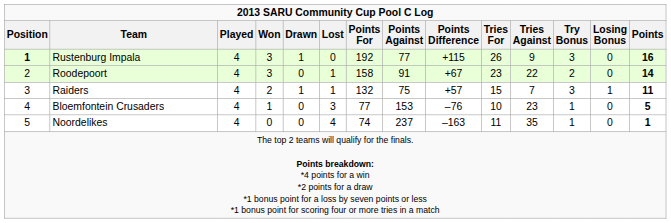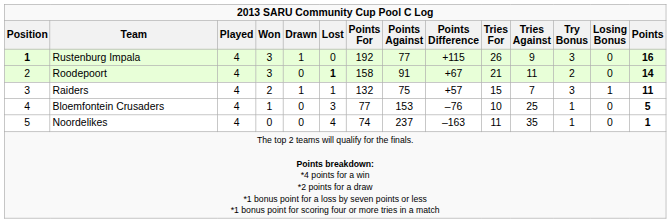(333, 73) normal -> (333, 73) bold
(496, 73) 23 -> (496, 73) 21
(532, 73) 22 -> (532, 73) 11
(532, 106) 23 -> (532, 106) 25
